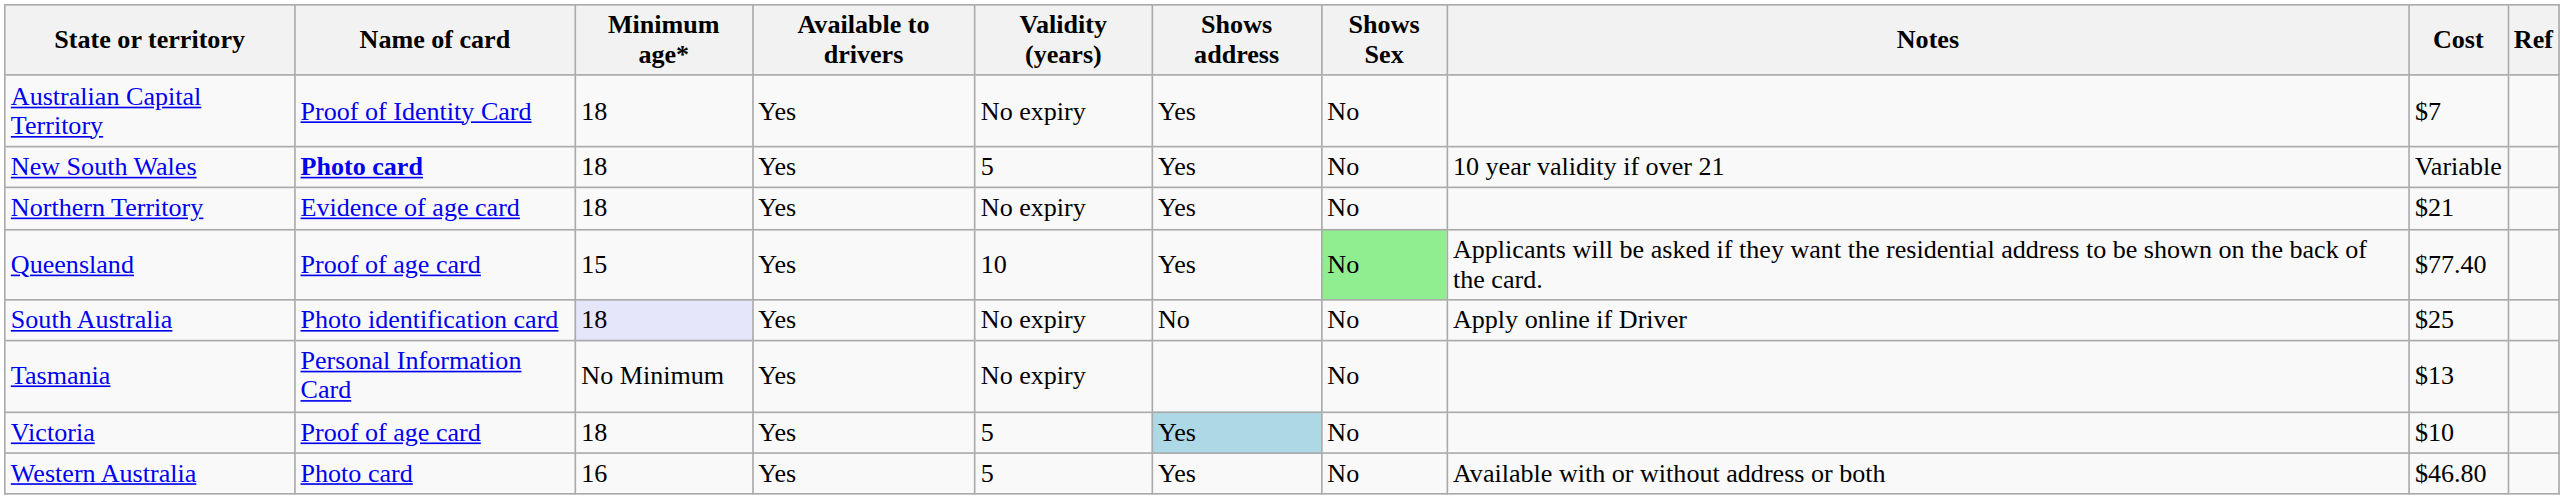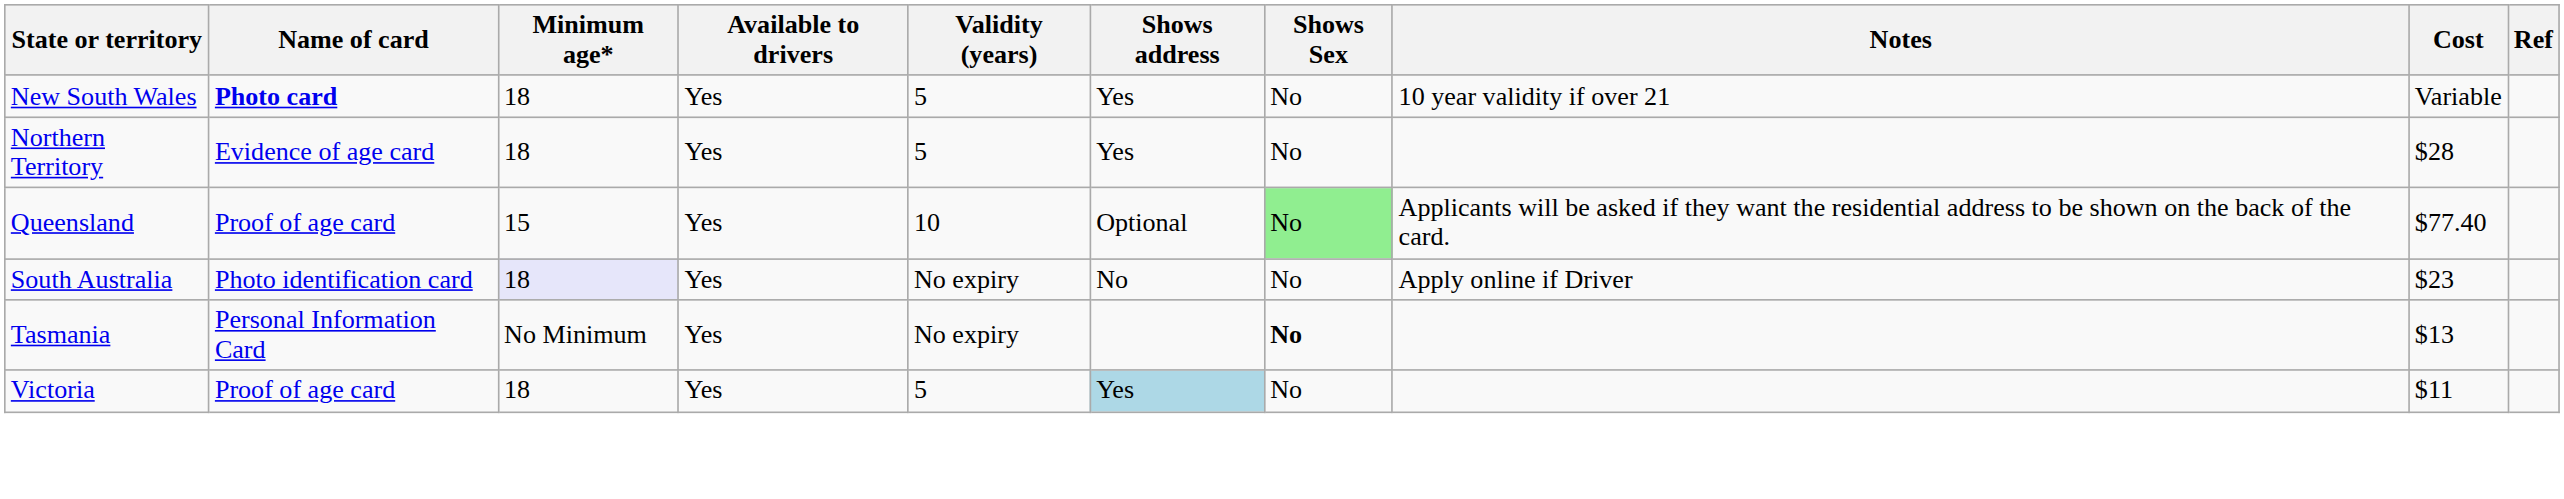- row: (106, 110)
(1033, 207) No expiry -> (920, 151) 5
(2434, 207) $21 -> (2434, 151) $28
(1177, 263) Yes -> (1142, 222) Optional
(2434, 320) $25 -> (2434, 278) $23
(1343, 376) normal -> (1286, 334) bold
(2434, 432) $10 -> (2434, 390) $11
- row: (104, 473)
